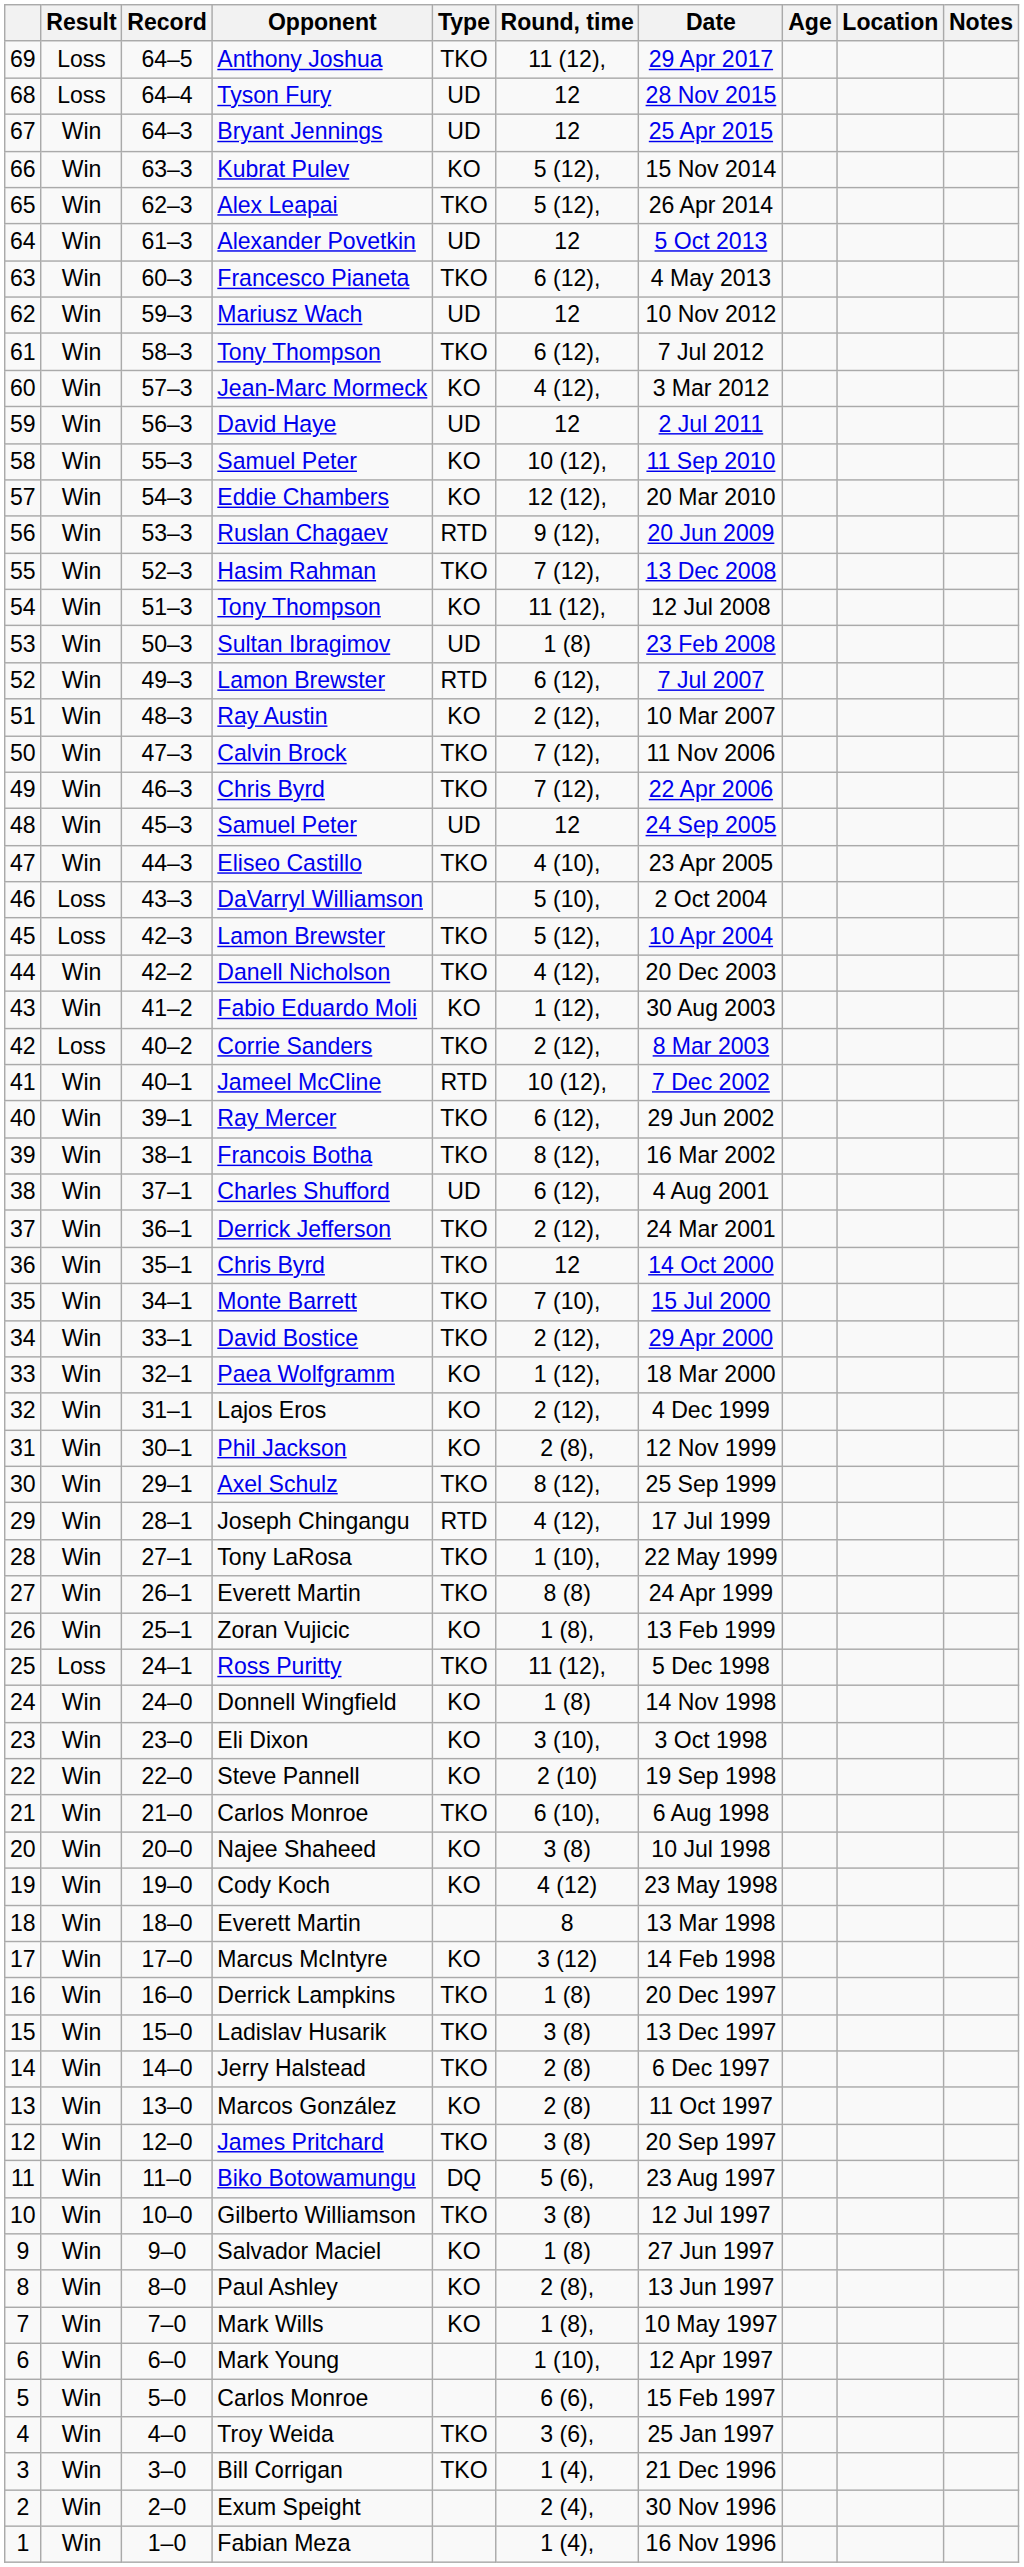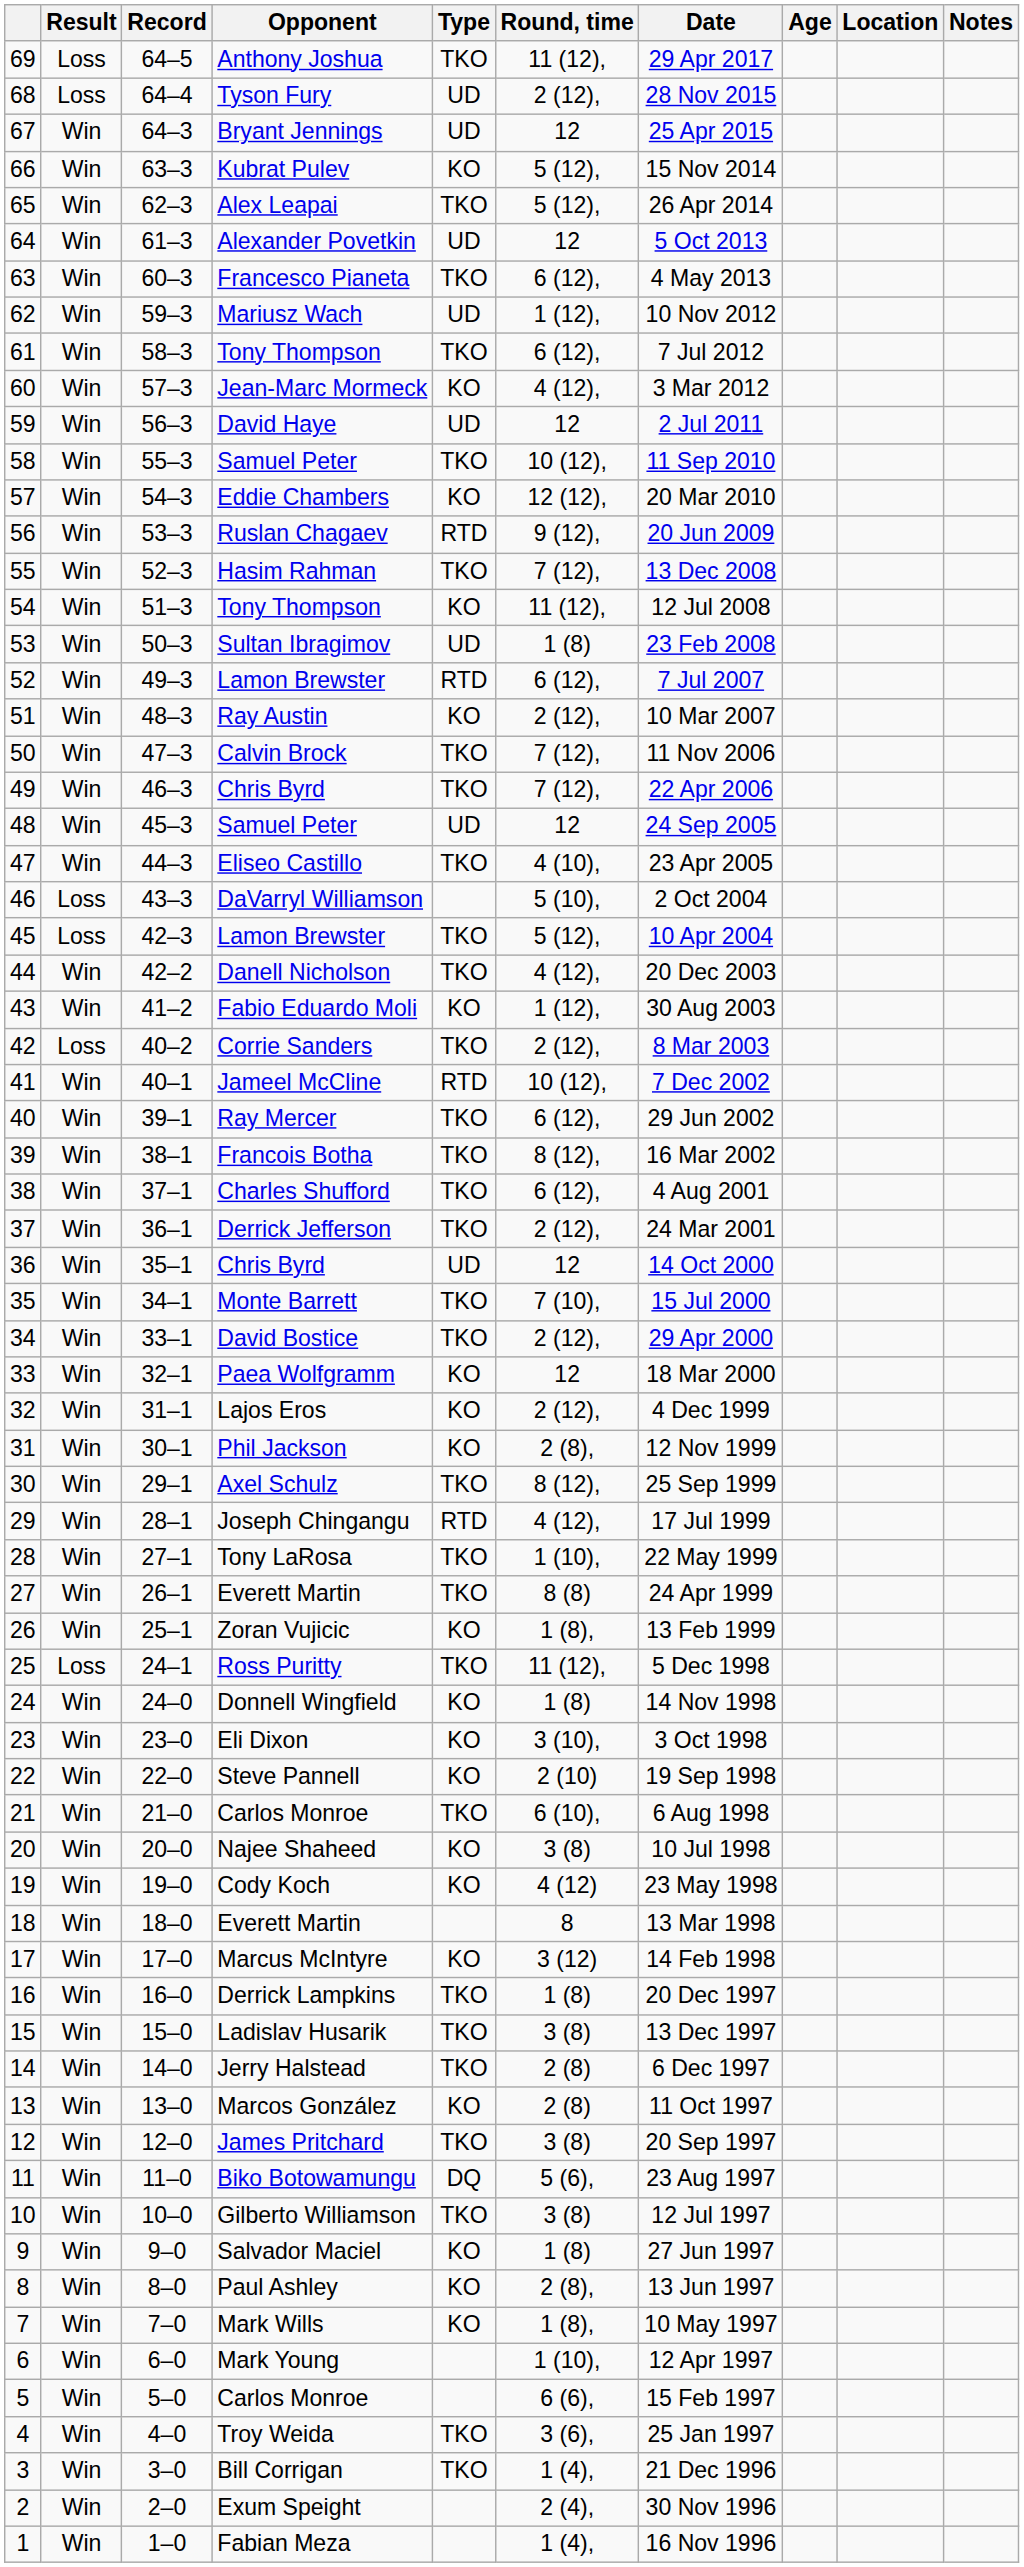(567, 95) 12 -> (567, 95) 2 (12),
(567, 315) 12 -> (567, 315) 1 (12),
(464, 461) KO -> (464, 461) TKO
(464, 1192) UD -> (464, 1192) TKO
(464, 1265) TKO -> (464, 1265) UD
(567, 1374) 1 (12), -> (567, 1374) 12
